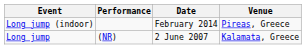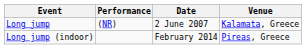rows swapped: (28, 37) <-> (50, 24)
